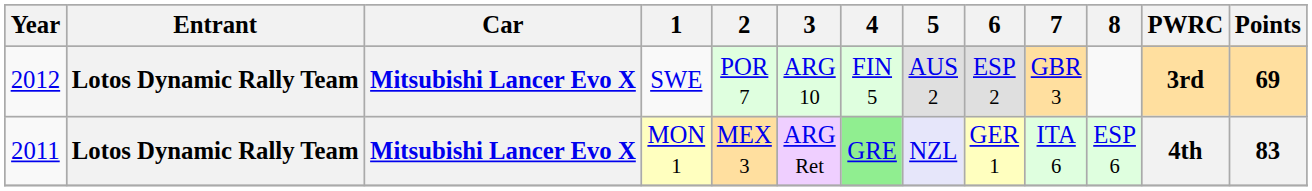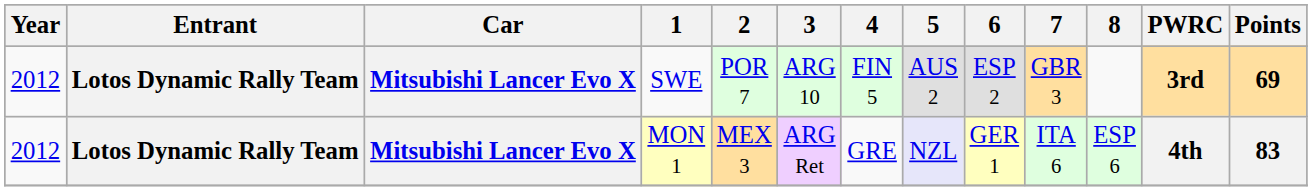(35, 150) 2011 -> (35, 150) 2012
(872, 150) lightgreen background -> (872, 150) no background
